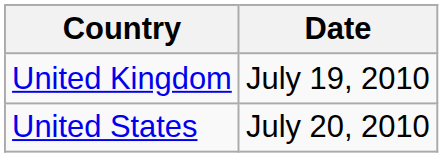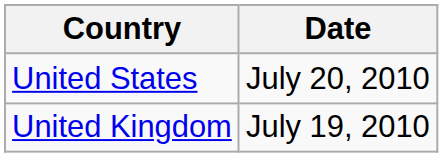rows swapped: (122, 77) <-> (105, 126)
